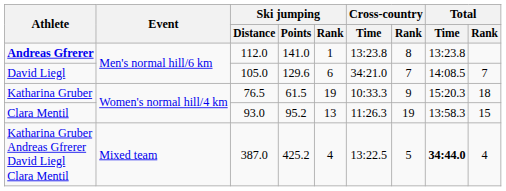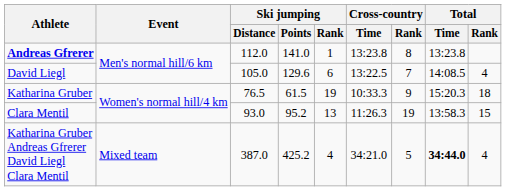(369, 73) 34:21.0 -> (369, 73) 13:22.5
(485, 73) 7 -> (485, 73) 4
(369, 154) 13:22.5 -> (369, 154) 34:21.0
